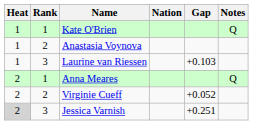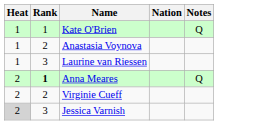- column: (201, 12)
(45, 78) normal -> (45, 78) bold
